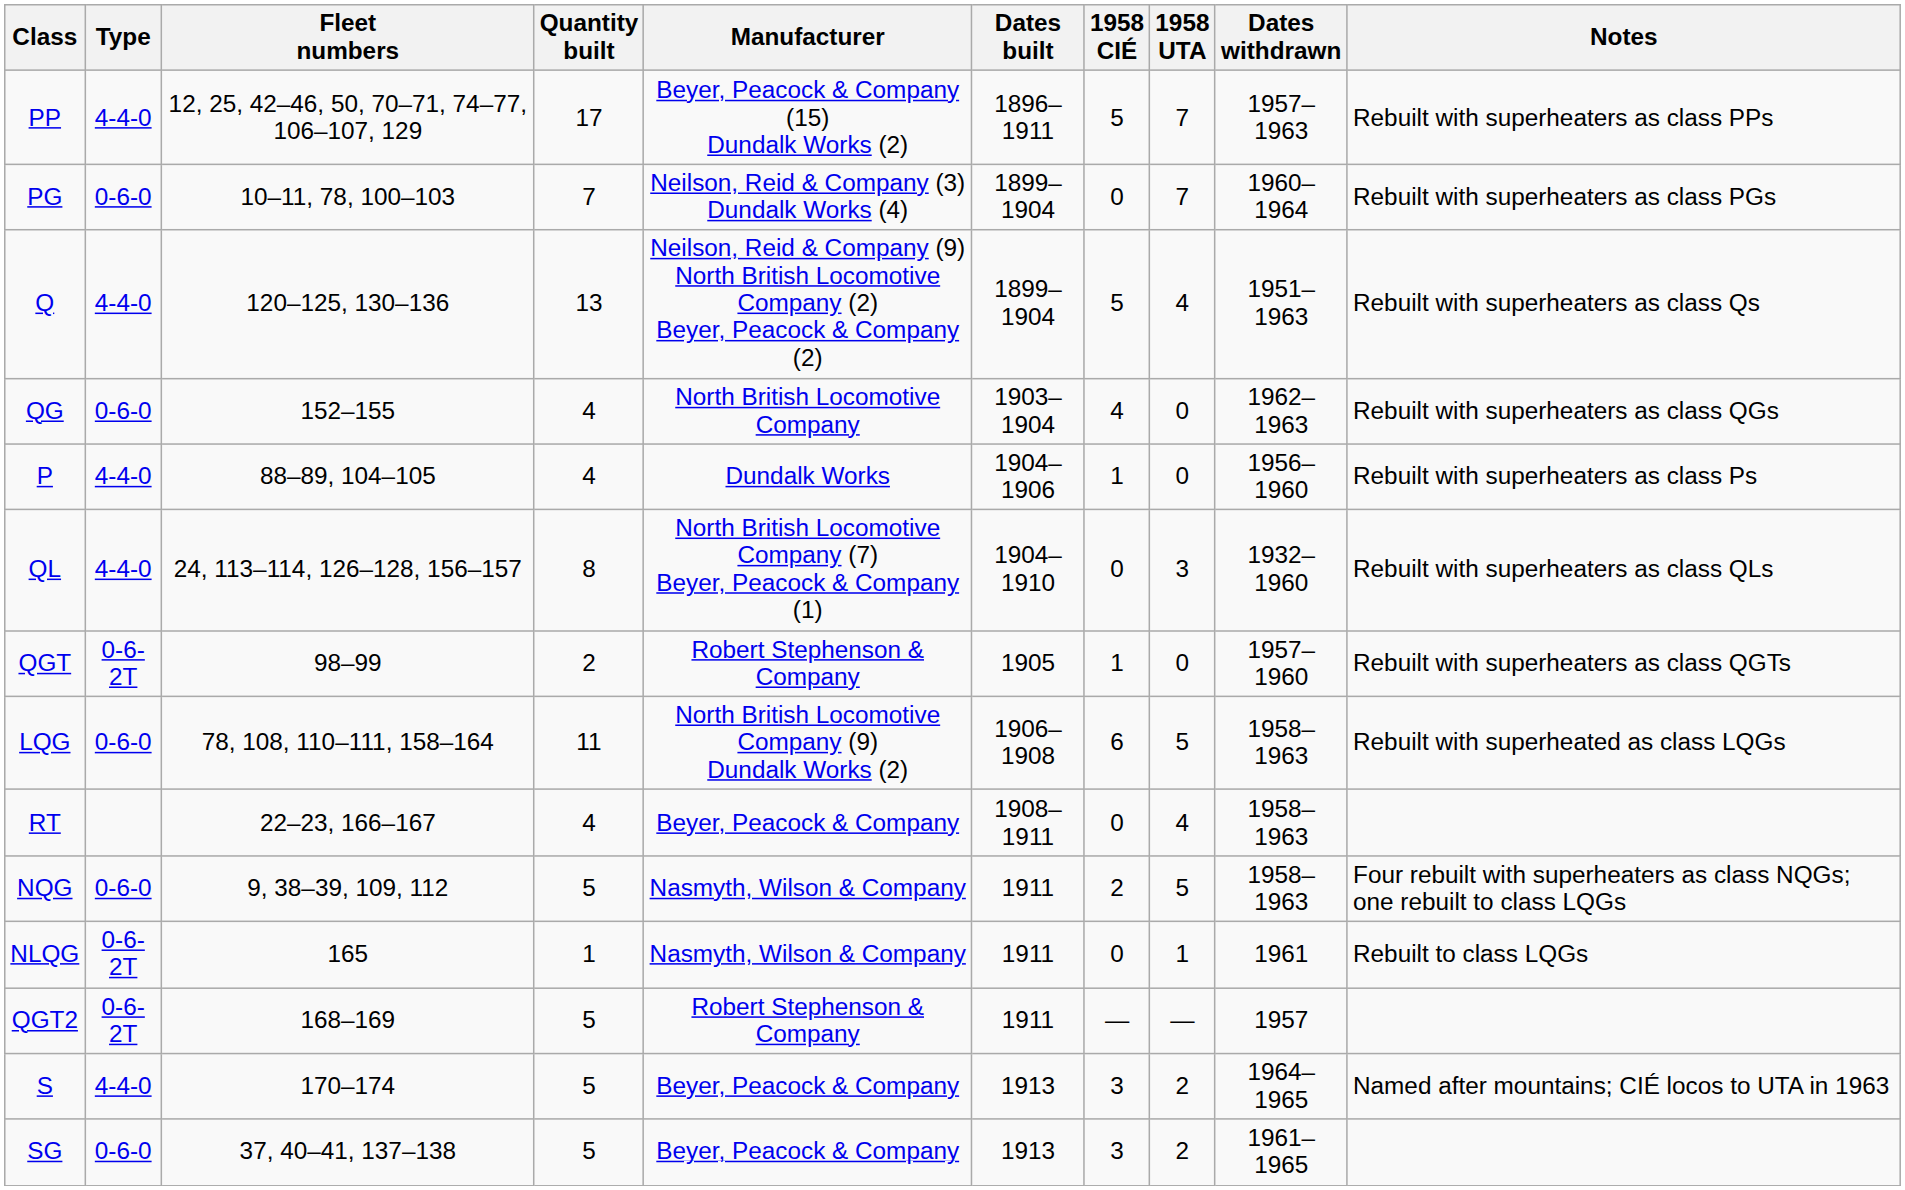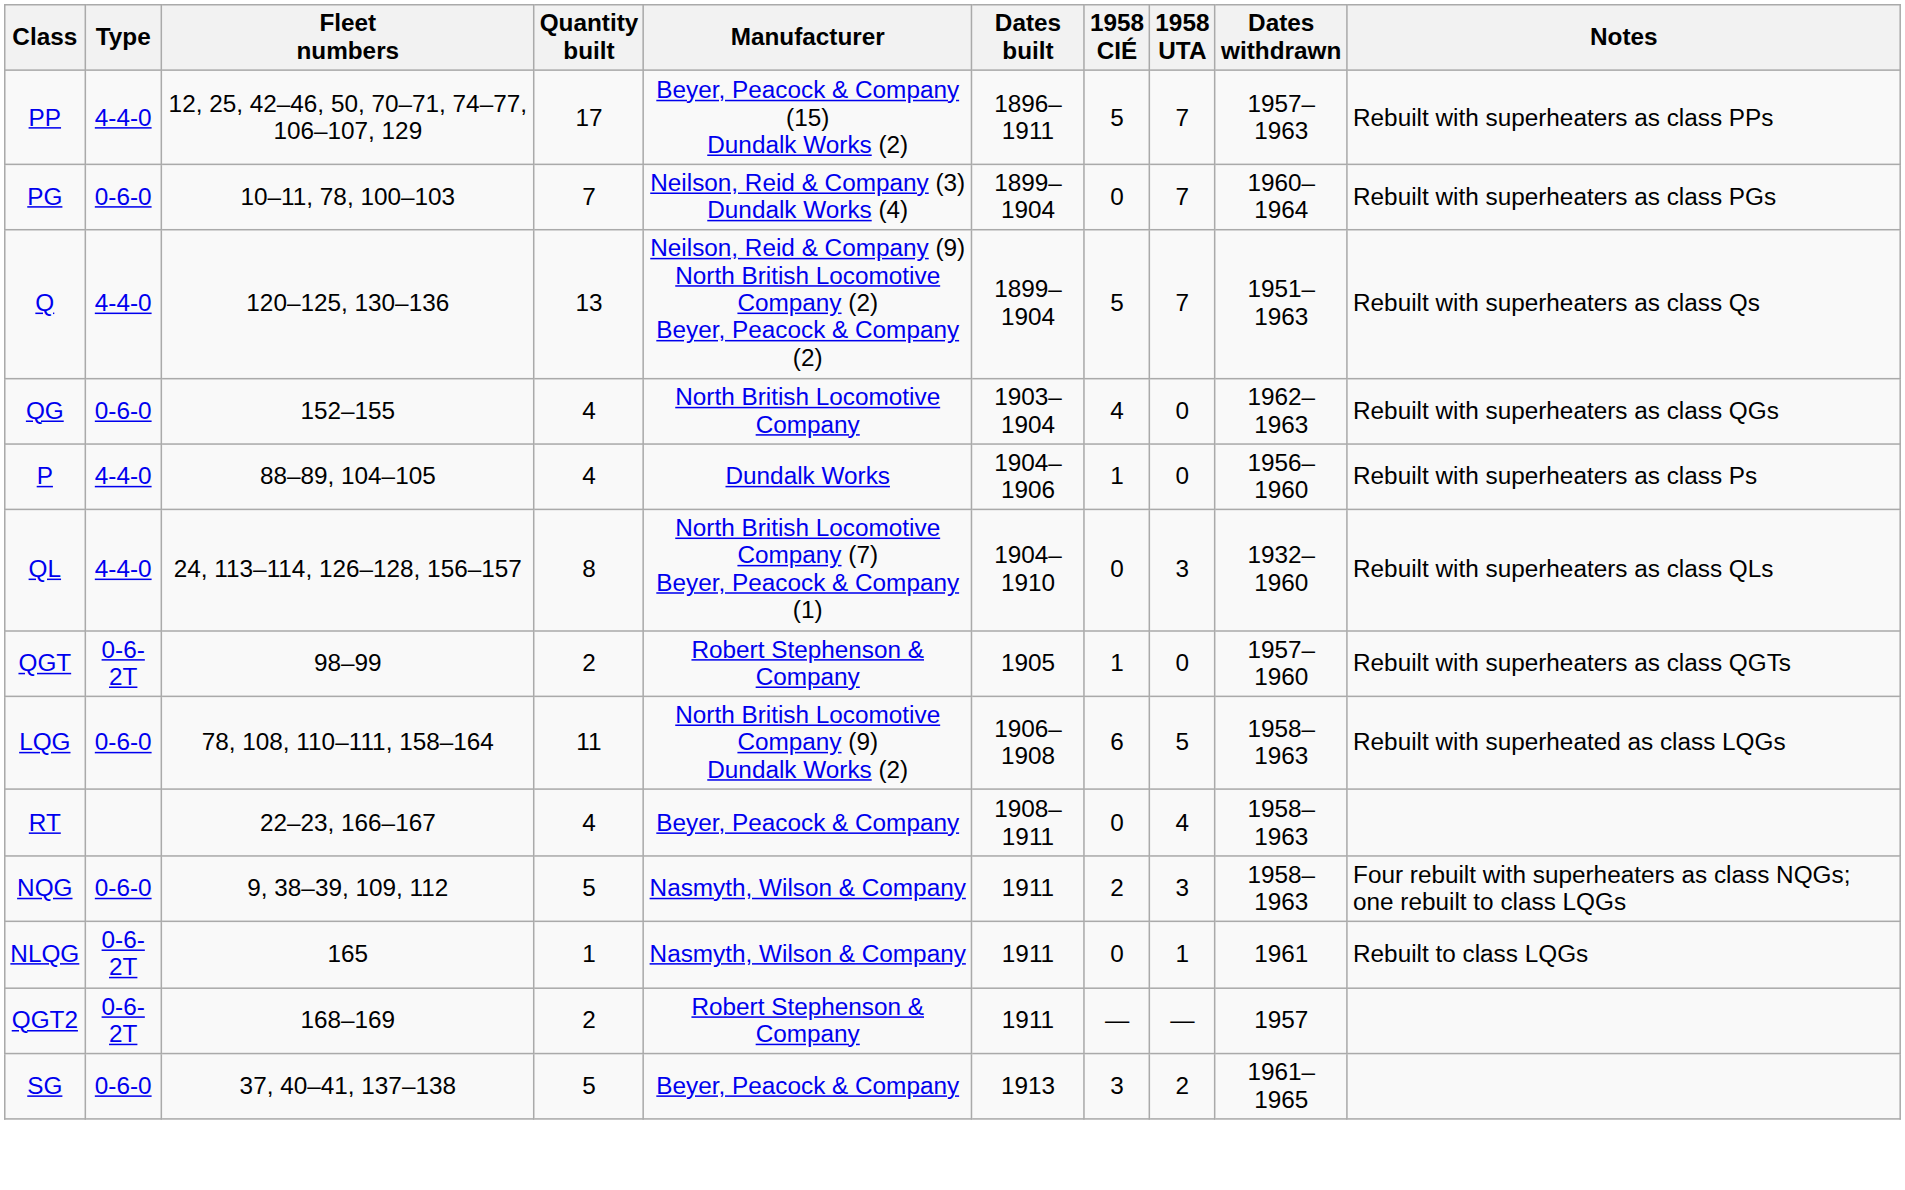(1182, 303) 4 -> (1182, 303) 7
(1182, 888) 5 -> (1182, 888) 3
(589, 1020) 5 -> (589, 1020) 2
- row: (45, 1086)
